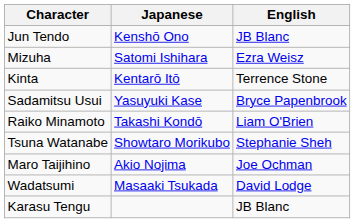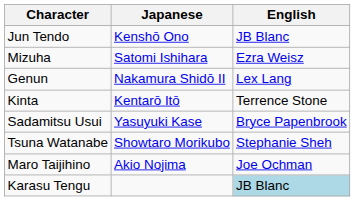+ row: (28, 79)
- row: (56, 121)
- row: (41, 185)
(263, 206) no background -> (263, 185) lightblue background
